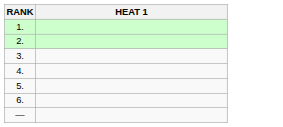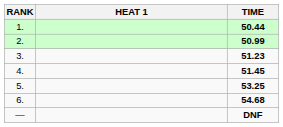+ column: (253, 12)
